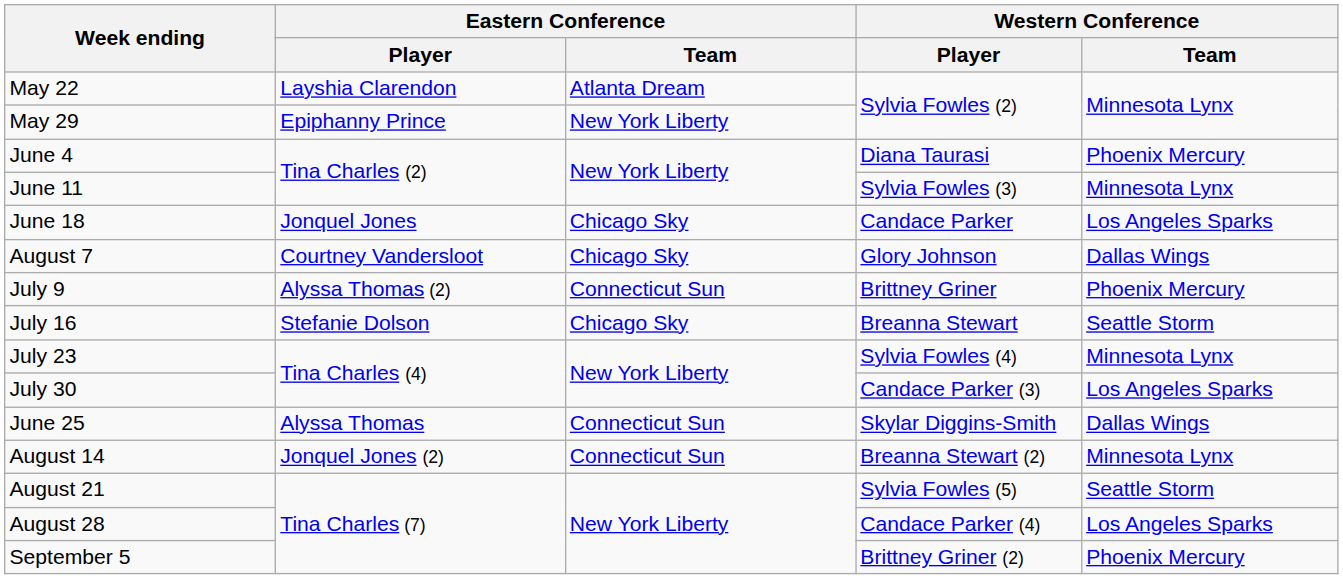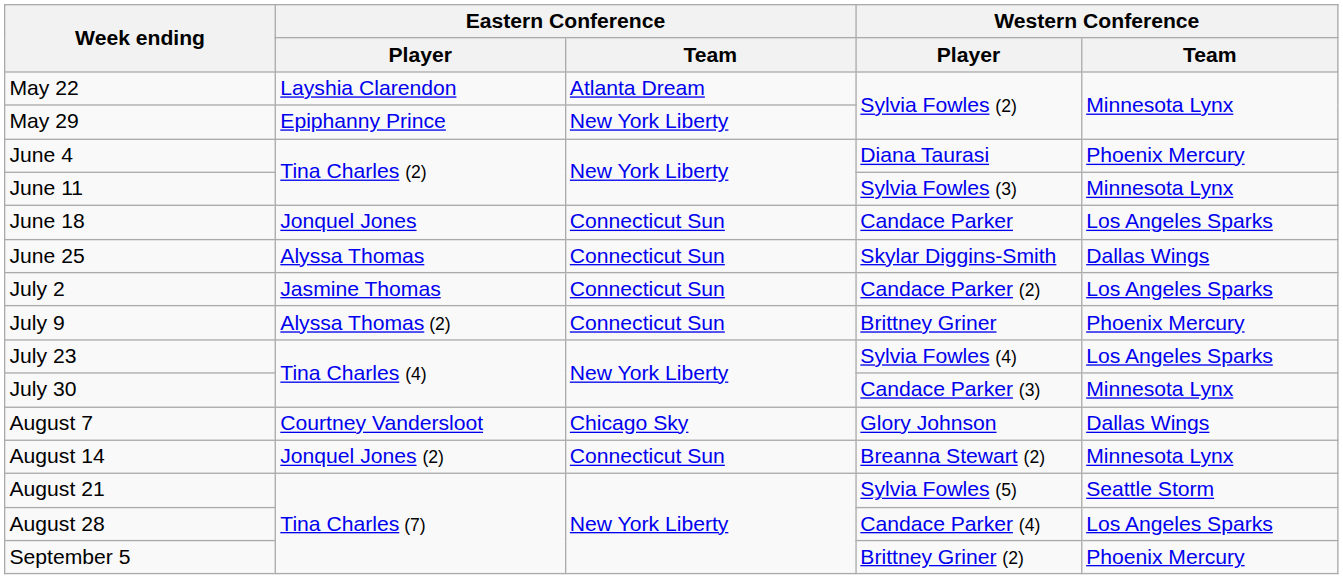(629, 222) Chicago Sky -> (647, 222) Connecticut Sun
rows swapped: (47, 423) <-> (51, 255)
+ row: (37, 289)
- row: (43, 322)
(1160, 356) Minnesota Lynx -> (1180, 356) Los Angeles Sparks
(1180, 389) Los Angeles Sparks -> (1160, 389) Minnesota Lynx
